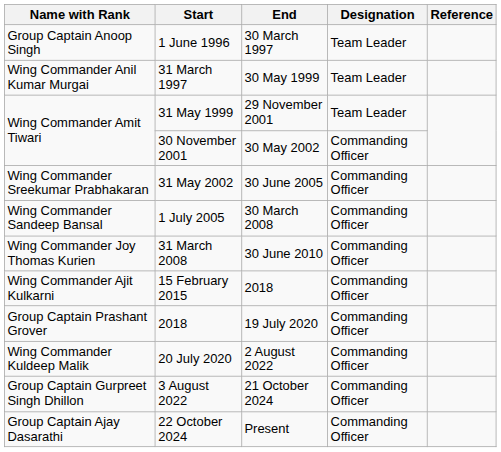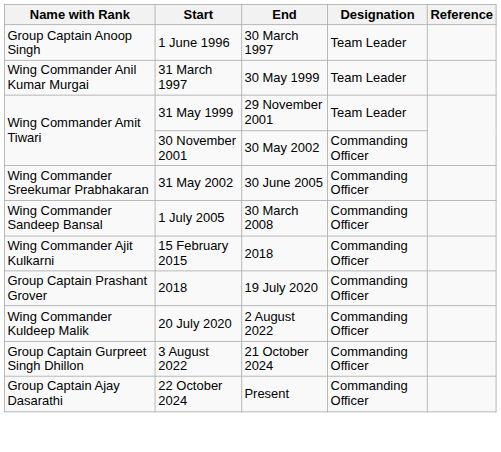- row: (185, 253)
